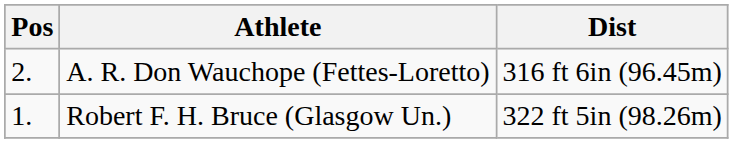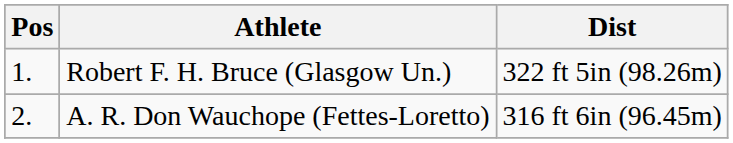rows swapped: (259, 115) <-> (278, 71)
